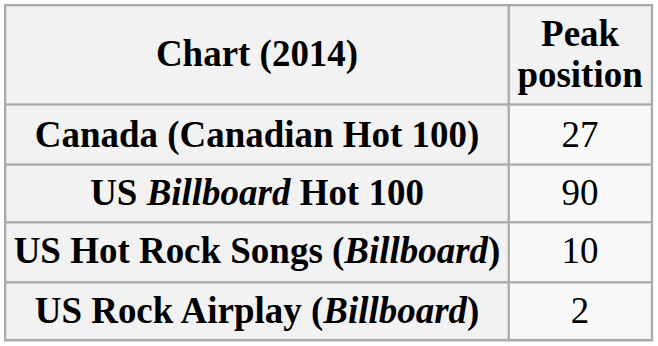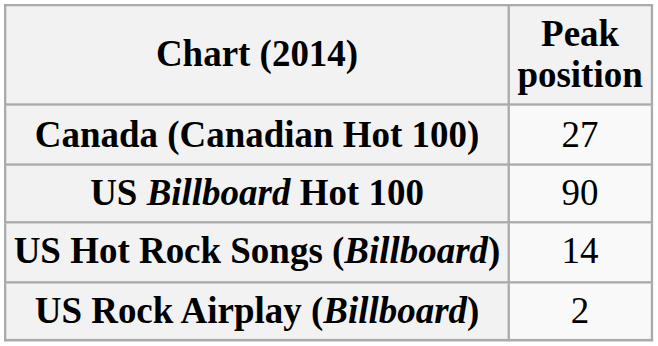(580, 251) 10 -> (580, 251) 14
